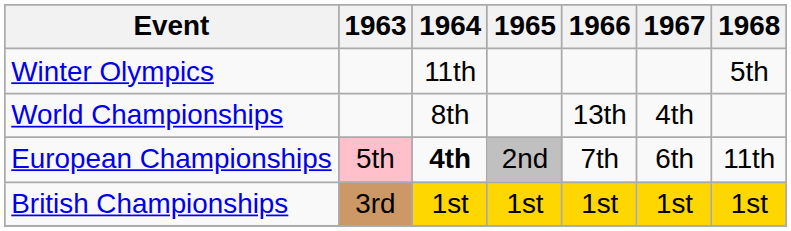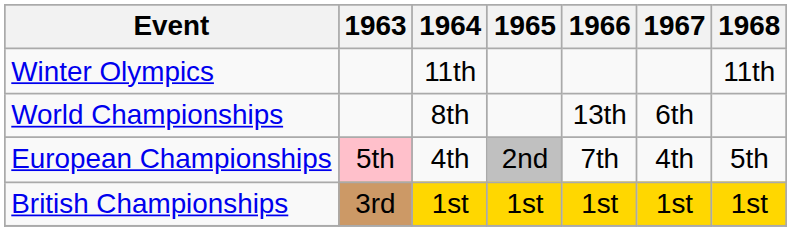(749, 70) 5th -> (749, 70) 11th
(675, 114) 4th -> (675, 114) 6th
(450, 159) bold -> (450, 159) normal
(675, 159) 6th -> (675, 159) 4th
(749, 159) 11th -> (749, 159) 5th
